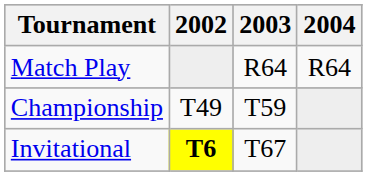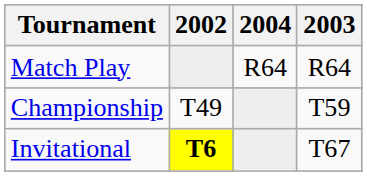columns swapped: (265, 25) <-> (329, 25)
